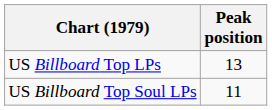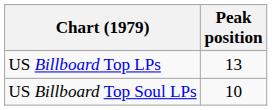(234, 91) 11 -> (234, 91) 10
